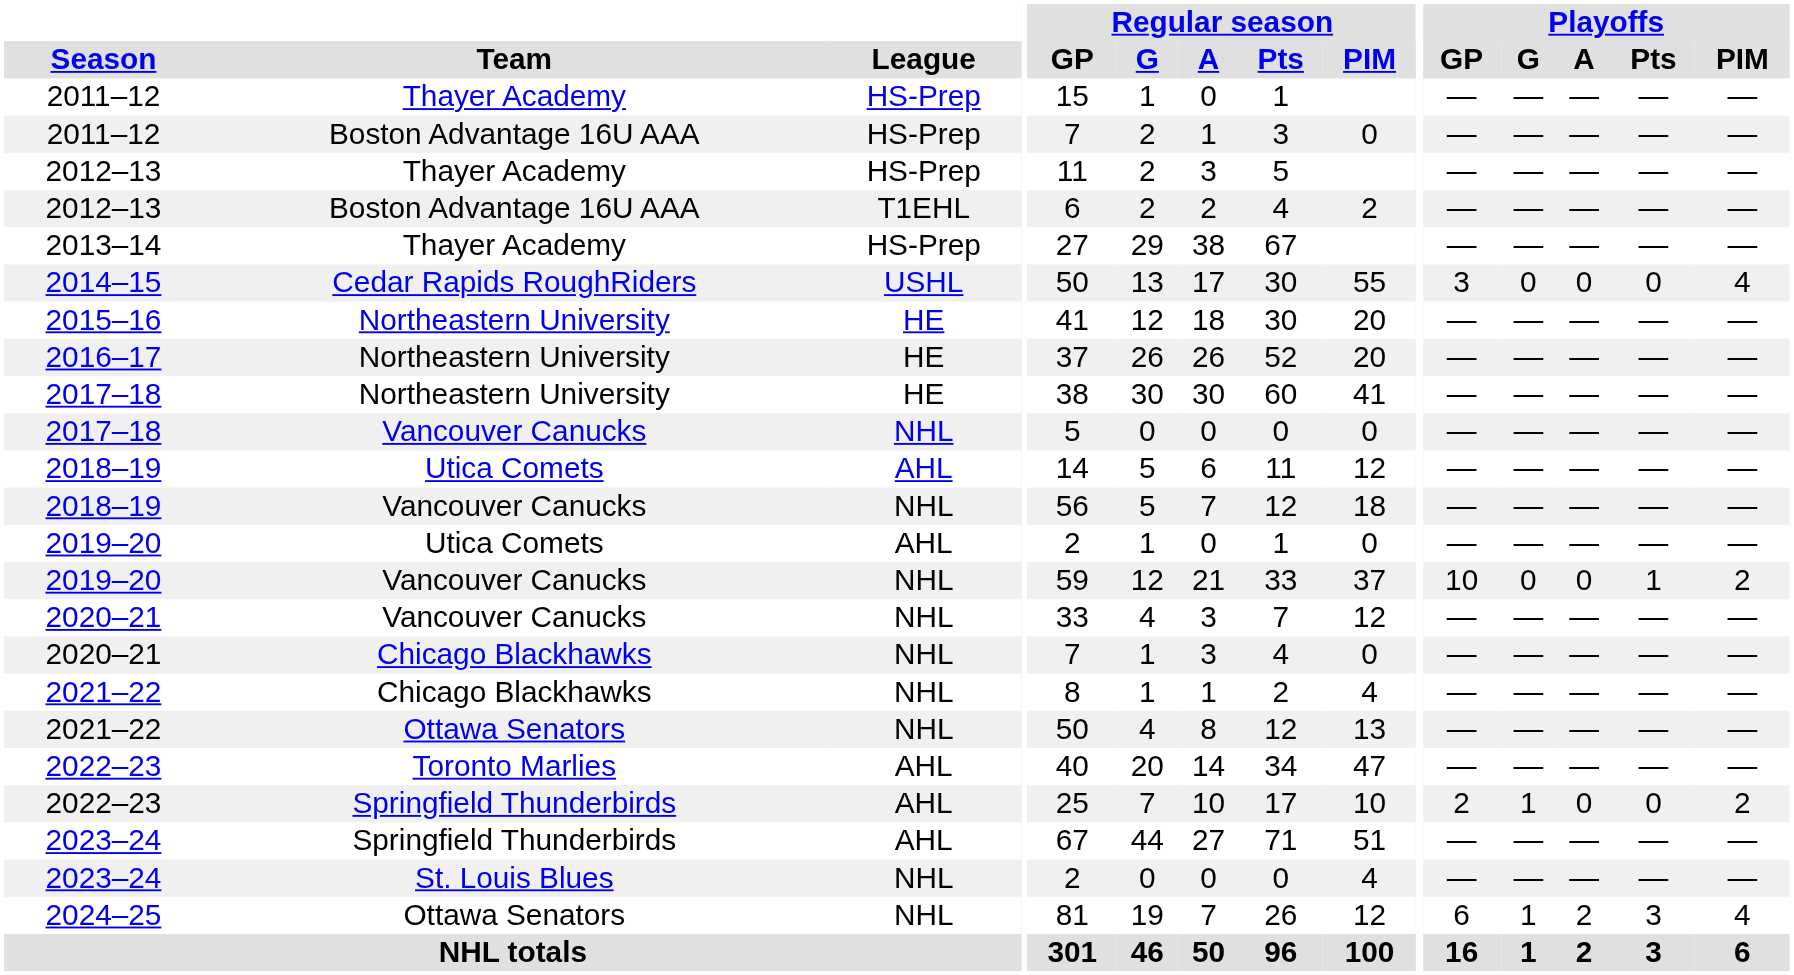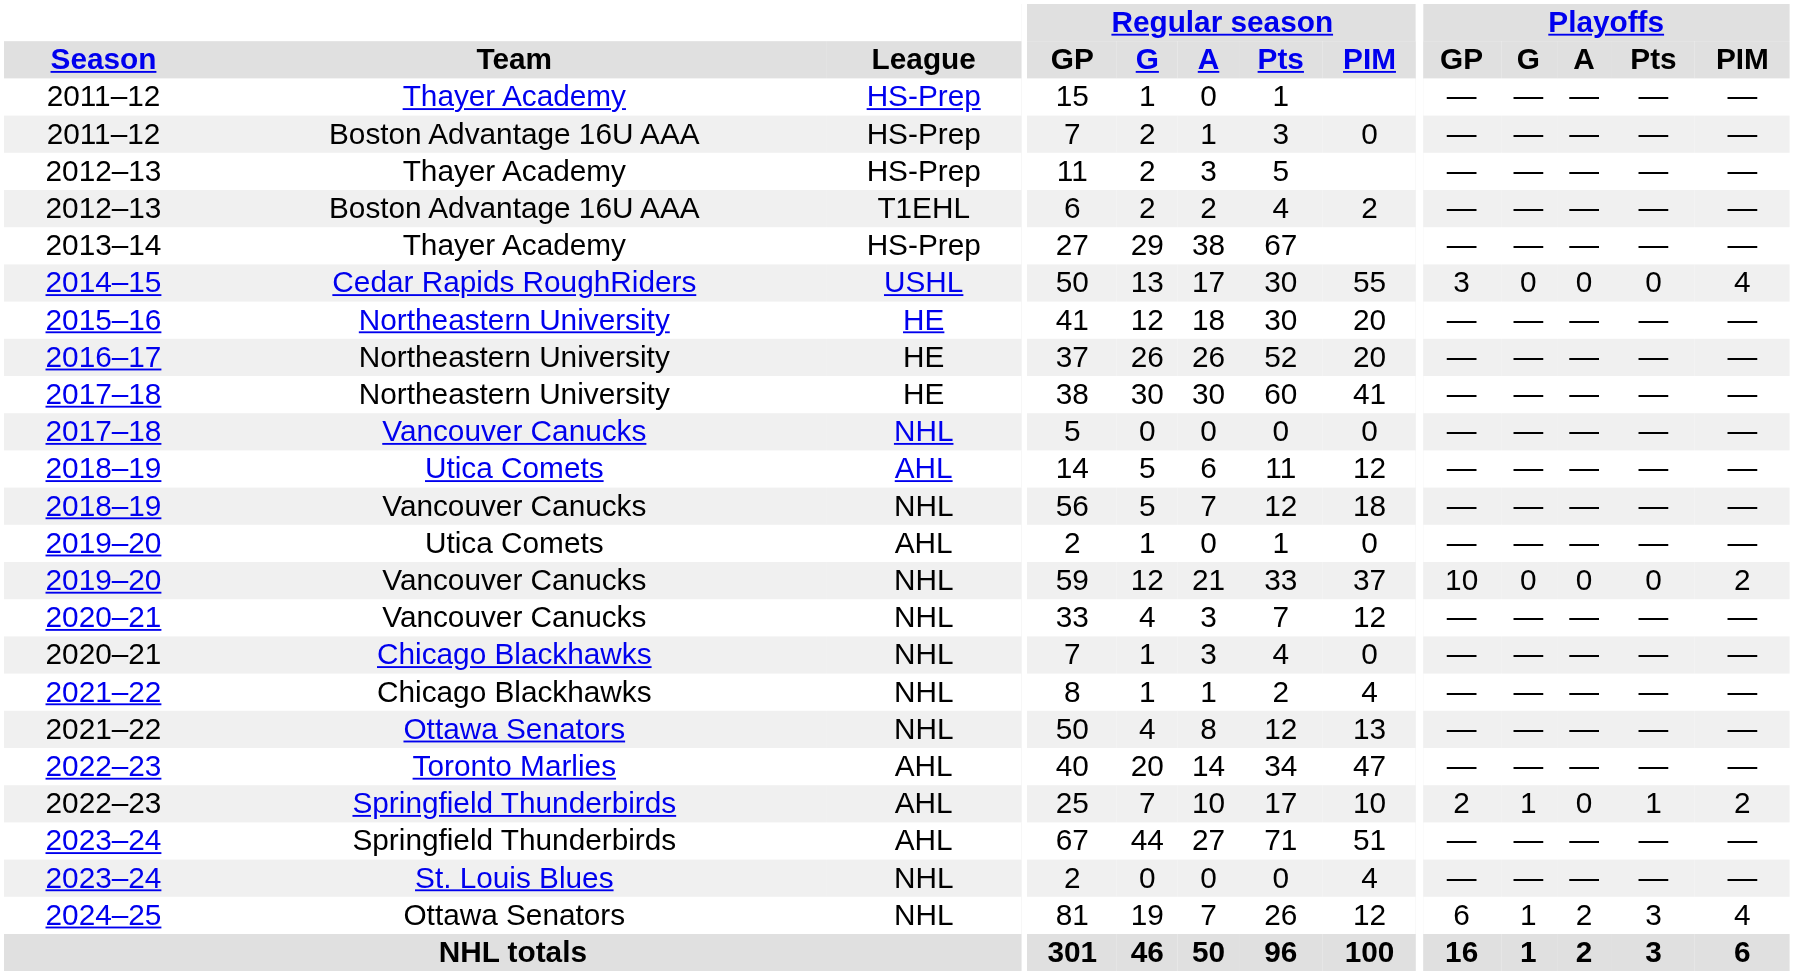(1654, 580) 1 -> (1654, 580) 0
(1654, 803) 0 -> (1654, 803) 1
